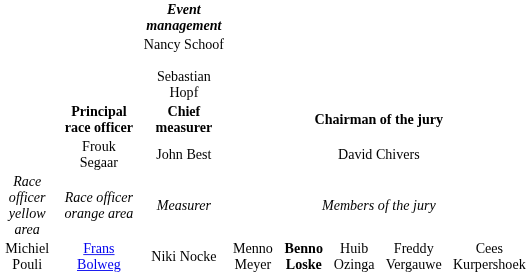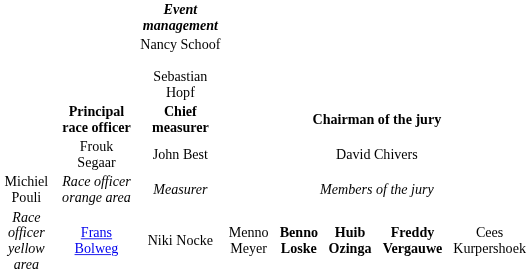(27, 205) Race officer yellow area -> (26, 190) Michiel Pouli
(27, 256) Michiel Pouli -> (26, 241) Race officer yellow area
(354, 256) normal -> (350, 241) bold
(414, 256) normal -> (412, 241) bold
